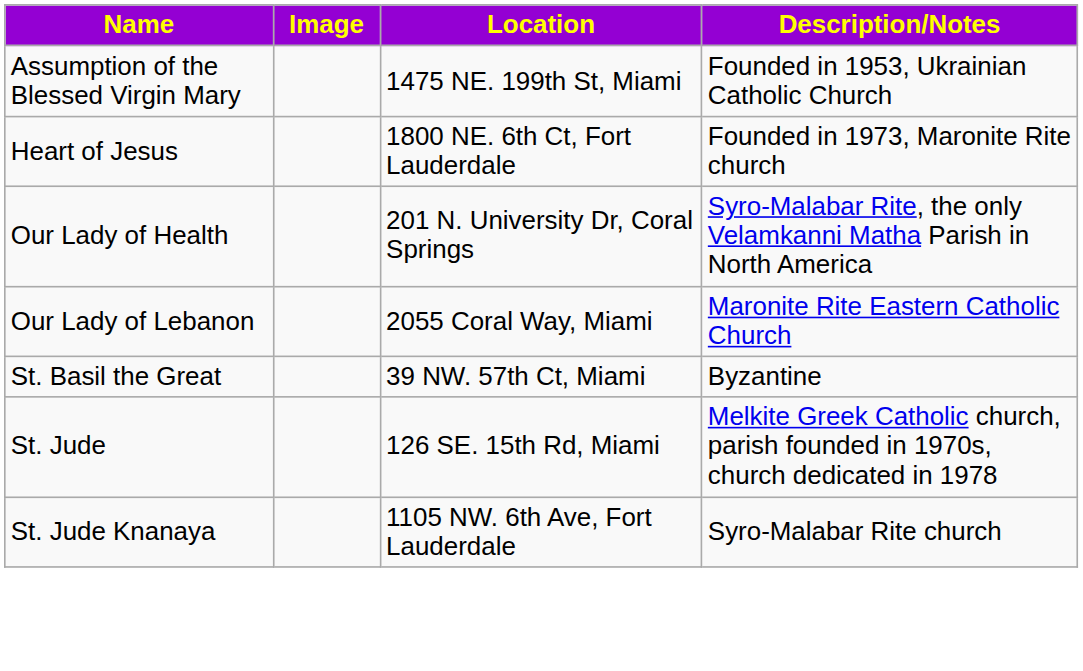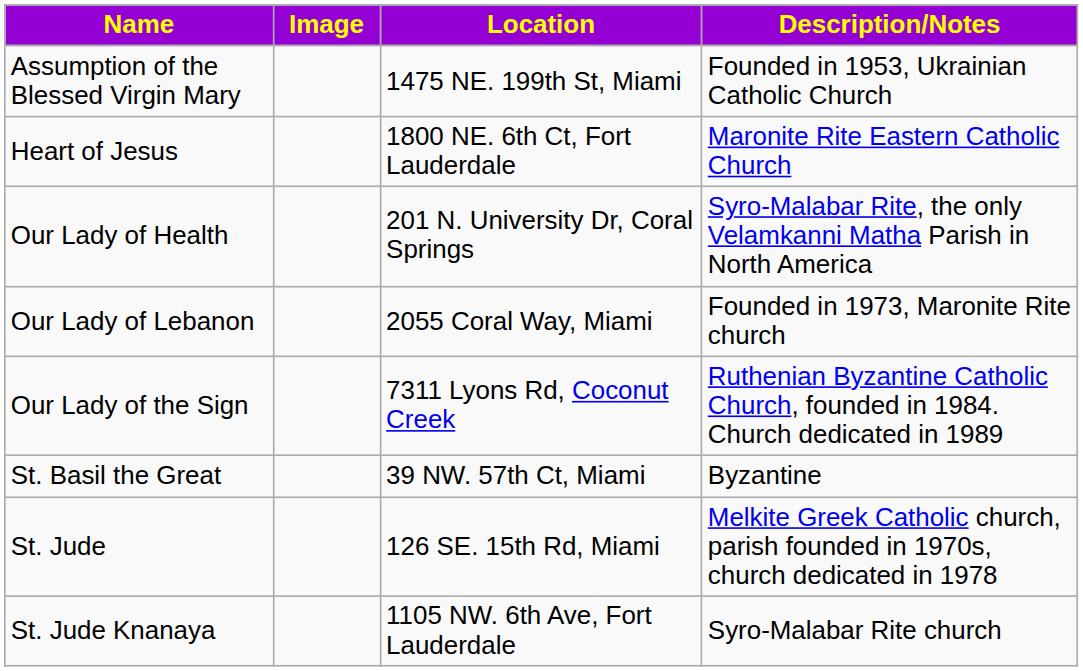(889, 151) Founded in 1973, Maronite Rite church -> (884, 151) Maronite Rite Eastern Catholic Church
(884, 320) Maronite Rite Eastern Catholic Church -> (889, 320) Founded in 1973, Maronite Rite church
+ row: (130, 405)
